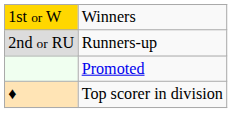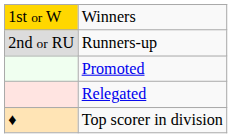+ row: (114, 94)
